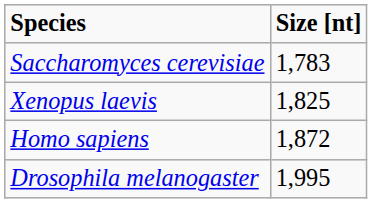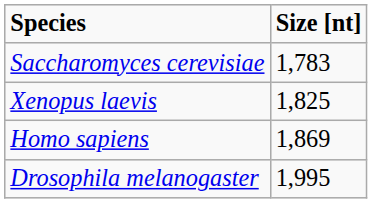(303, 139) 1,872 -> (303, 139) 1,869
